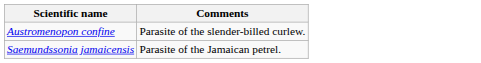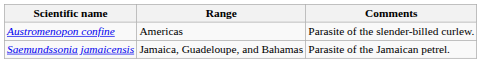+ column: (221, 13)
